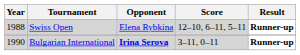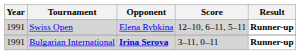(16, 27) 1988 -> (16, 27) 1991
(16, 42) 1990 -> (16, 42) 1991
